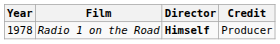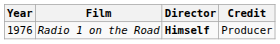(20, 30) 1978 -> (20, 30) 1976
